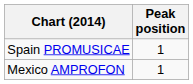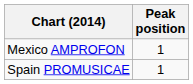rows swapped: (69, 49) <-> (66, 69)
